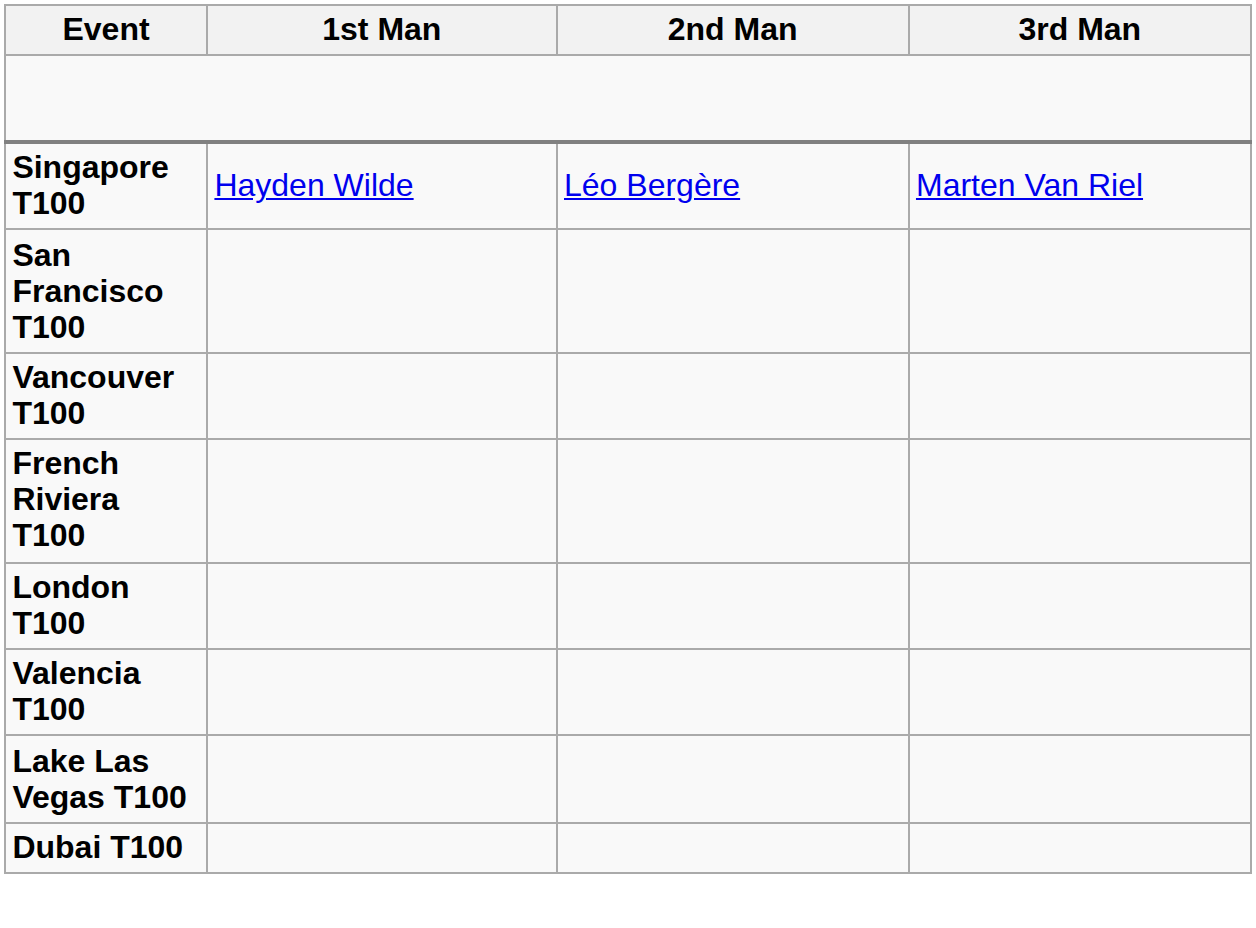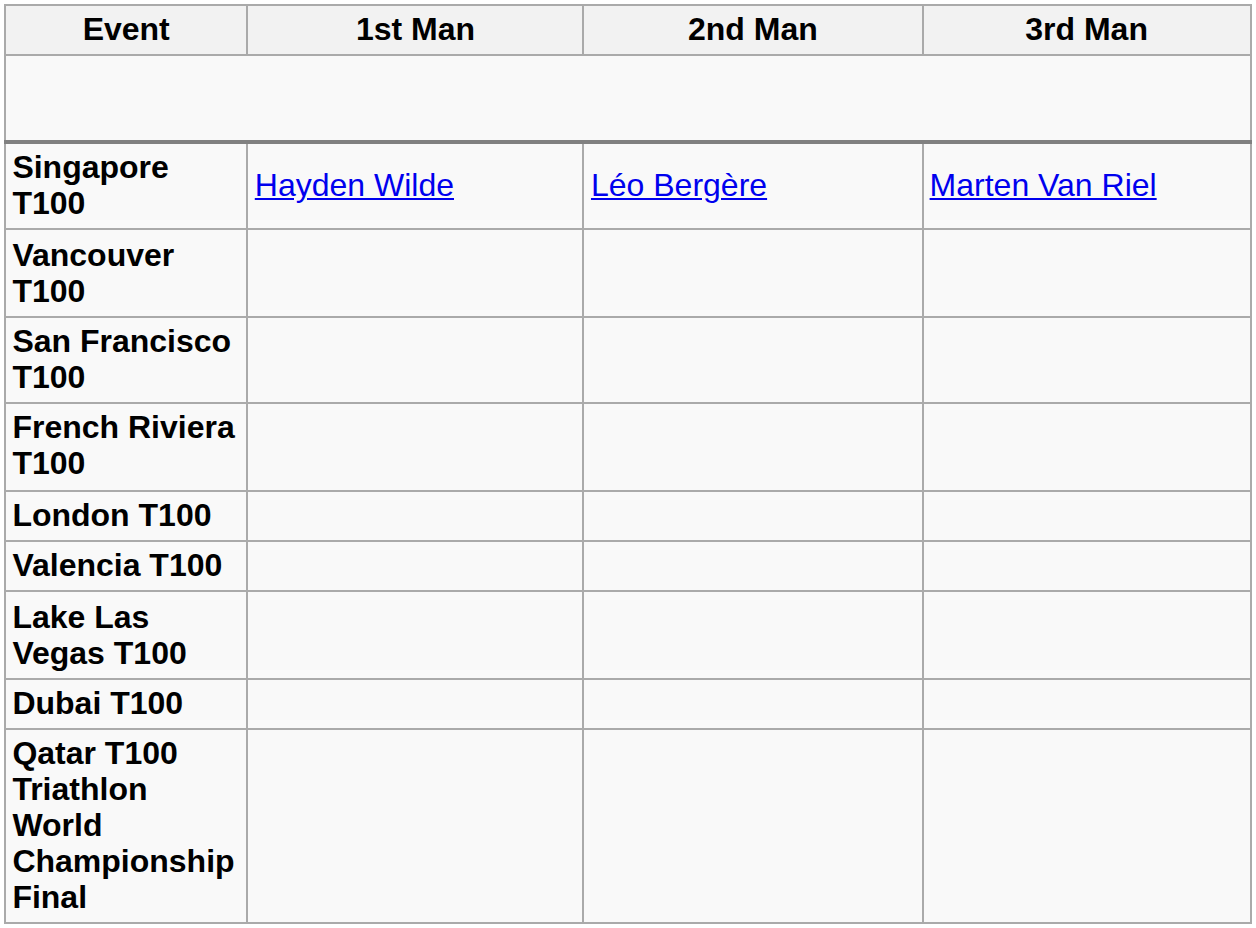rows swapped: (88, 290) <-> (93, 395)
+ row: (123, 826)
